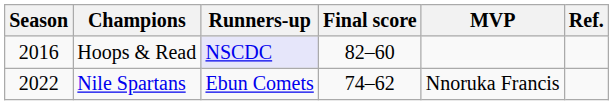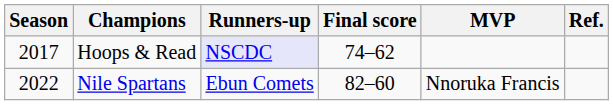(39, 52) 2016 -> (39, 52) 2017
(370, 52) 82–60 -> (370, 52) 74–62
(370, 83) 74–62 -> (370, 83) 82–60
